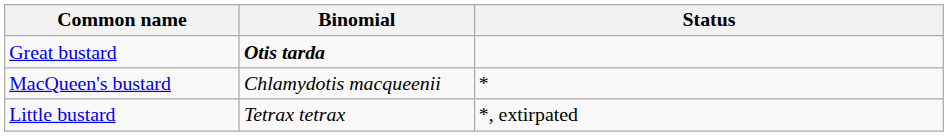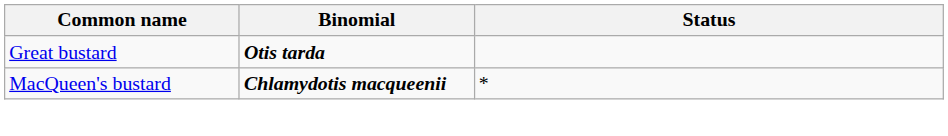(342, 83) normal -> (345, 83) bold
- row: (62, 114)
